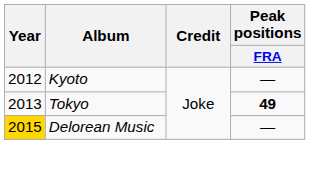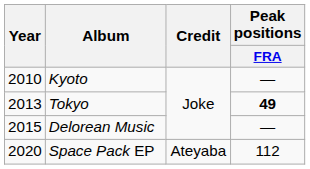(25, 79) 2012 -> (25, 79) 2010
(25, 127) gold background -> (25, 127) no background
+ row: (102, 151)
